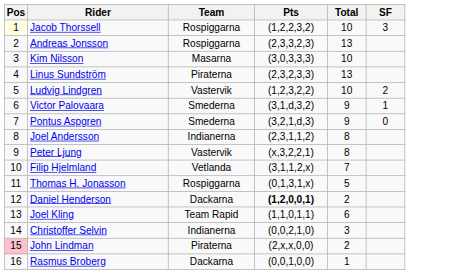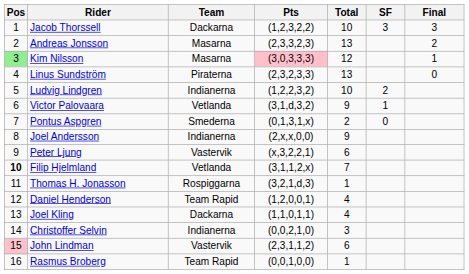+ column: (434, 12)
(16, 28) lightyellow background -> (16, 28) no background
(211, 28) Rospiggarna -> (211, 28) Dackarna
(291, 28) (1,2,2,3,2) -> (291, 28) (1,2,3,2,2)
(211, 43) Rospiggarna -> (211, 43) Masarna
(16, 59) no background -> (16, 59) lightgreen background
(291, 59) no background -> (291, 59) pink background
(347, 59) 10 -> (347, 59) 12
(211, 90) Vastervik -> (211, 90) Indianerna
(291, 90) (1,2,3,2,2) -> (291, 90) (1,2,2,3,2)
(211, 106) Smederna -> (211, 106) Vetlanda
(291, 121) (3,2,1,d,3) -> (291, 121) (0,1,3,1,x)
(347, 121) 9 -> (347, 121) 2
(291, 137) (2,3,1,1,2) -> (291, 137) (2,x,x,0,0)
(347, 137) 8 -> (347, 137) 9
(347, 152) 8 -> (347, 152) 6
(16, 168) normal -> (16, 168) bold
(291, 184) (0,1,3,1,x) -> (291, 184) (3,2,1,d,3)
(347, 184) 5 -> (347, 184) 1
(211, 199) Dackarna -> (211, 199) Team Rapid
(291, 199) bold -> (291, 199) normal
(347, 199) 2 -> (347, 199) 4
(211, 215) Team Rapid -> (211, 215) Dackarna
(347, 215) 6 -> (347, 215) 4
(211, 246) Piraterna -> (211, 246) Vastervik
(291, 246) (2,x,x,0,0) -> (291, 246) (2,3,1,1,2)
(347, 246) 2 -> (347, 246) 6
(211, 262) Dackarna -> (211, 262) Team Rapid
